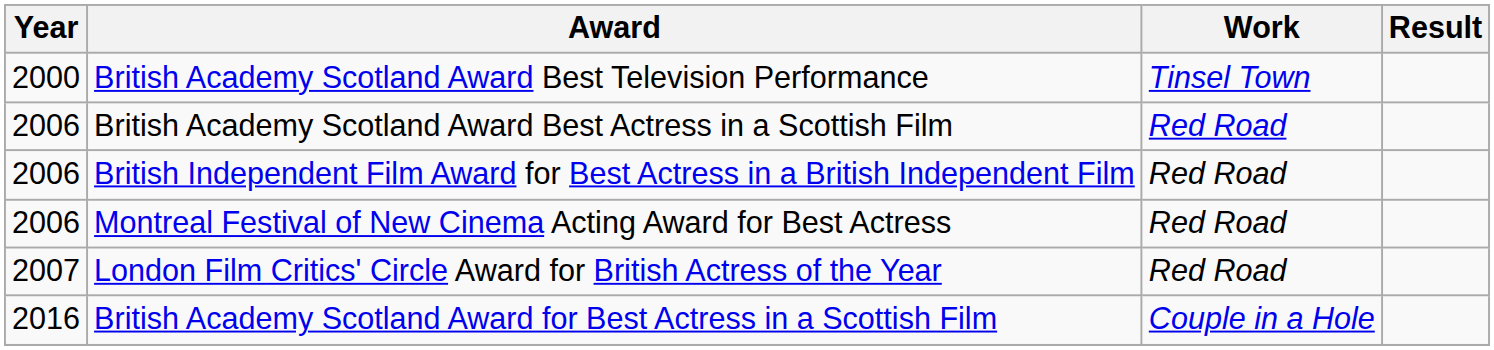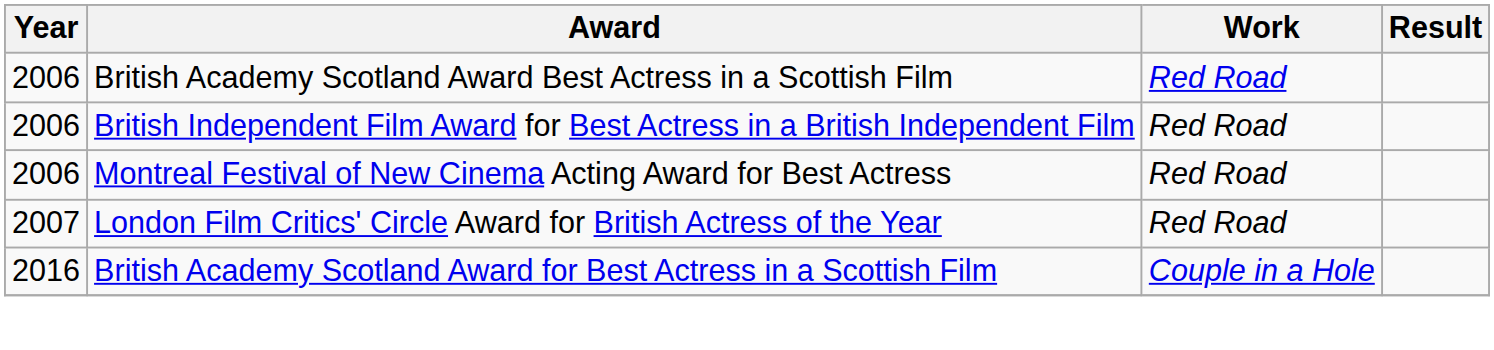- row: (511, 77)
